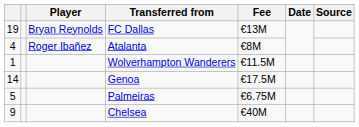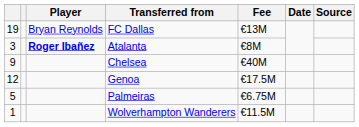(13, 46) 4 -> (13, 46) 3
(60, 46) normal -> (61, 46) bold
rows swapped: (172, 63) <-> (127, 113)
(13, 79) 14 -> (13, 79) 12
